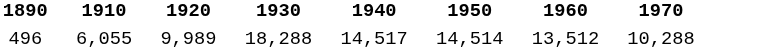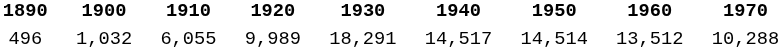+ column: (93, 11)
(267, 38) 18,288 -> (352, 38) 18,291
